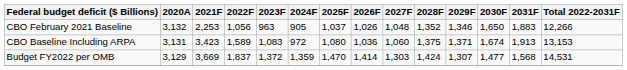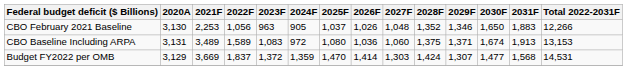(174, 27) 3,132 -> (174, 27) 3,130
(207, 42) 3,423 -> (207, 42) 3,489
